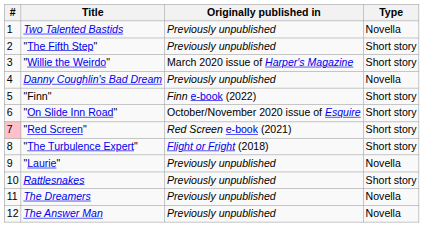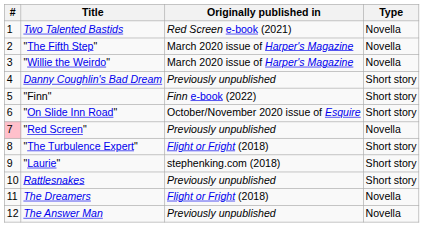(221, 29) Previously unpublished -> (229, 29) Red Screen e-book (2021)
(221, 46) Previously unpublished -> (260, 46) March 2020 issue of Harper's Magazine
(391, 46) Short story -> (383, 46) Novella
(391, 63) Short story -> (383, 63) Novella
(383, 79) Novella -> (391, 79) Short story
(229, 130) Red Screen e-book (2021) -> (221, 130) Previously unpublished
(391, 130) Short story -> (383, 130) Novella
(221, 163) Previously unpublished -> (224, 163) stephenking.com (2018)
(383, 163) Novella -> (391, 163) Short story
(221, 197) Previously unpublished -> (218, 197) Flight or Fright (2018)
